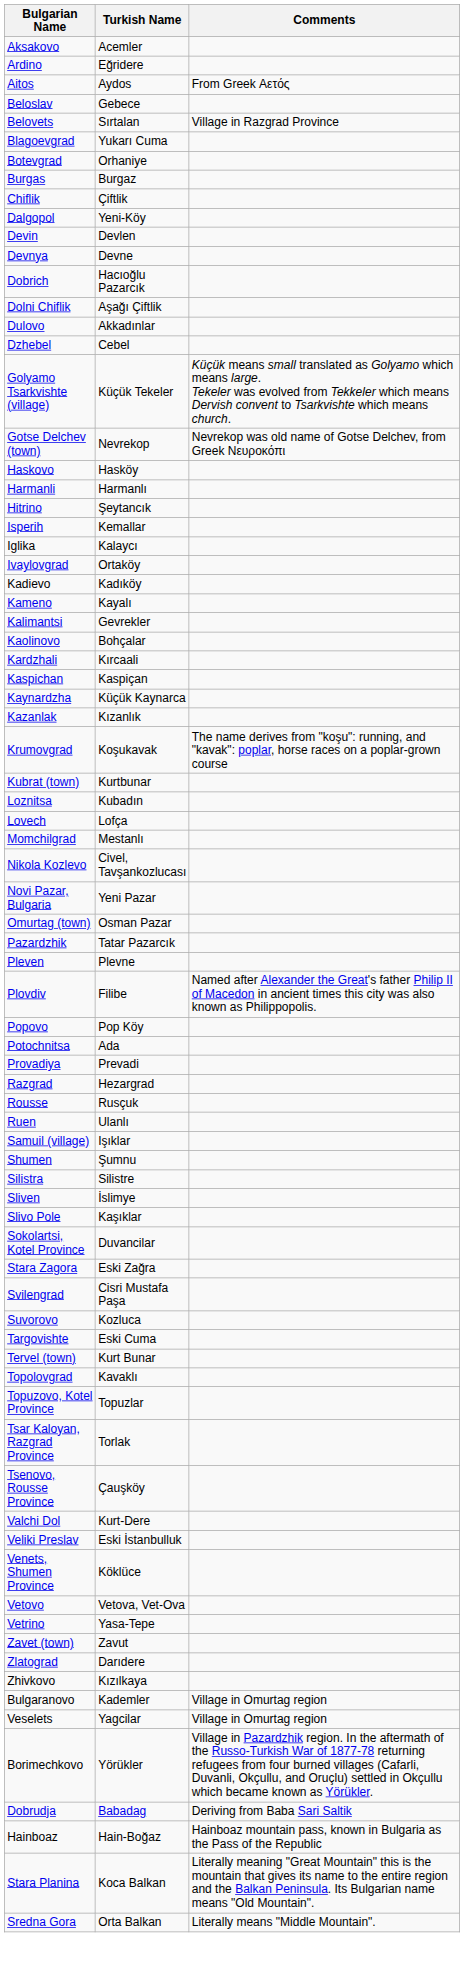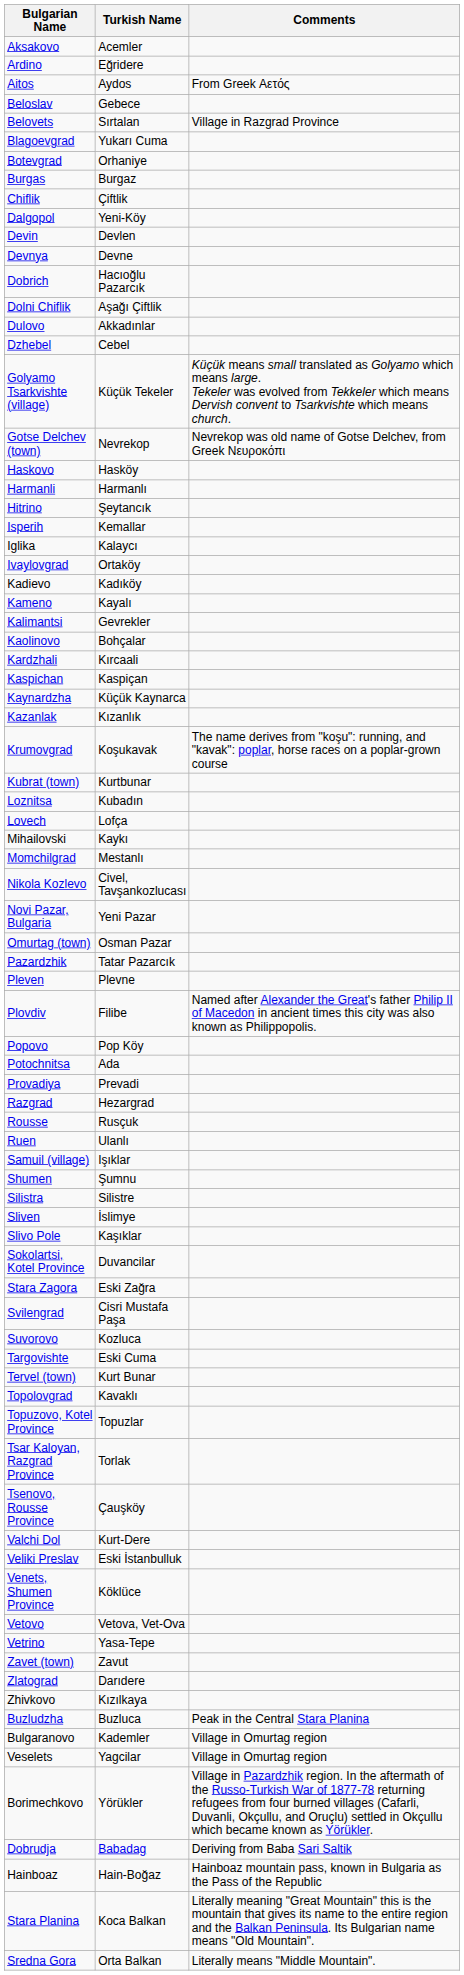+ row: (36, 839)
+ row: (35, 1719)
